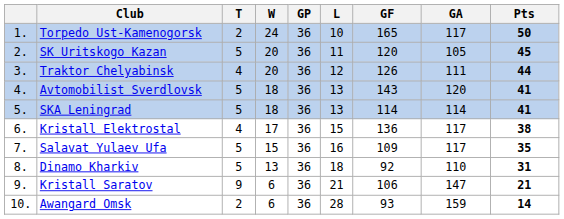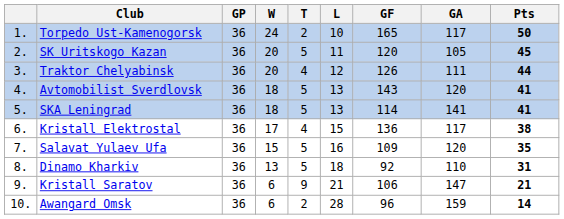columns swapped: (304, 14) <-> (239, 14)
(456, 109) 114 -> (456, 109) 141
(456, 147) 117 -> (456, 147) 120
(387, 205) 93 -> (387, 205) 96
